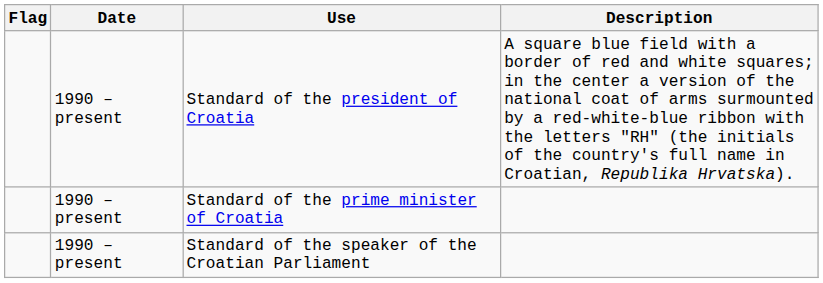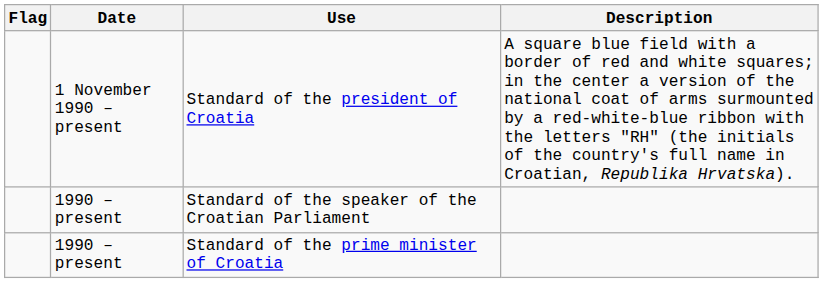(89, 109) 1990 – present -> (103, 109) 1 November 1990 – present
rows swapped: (332, 210) <-> (332, 255)
